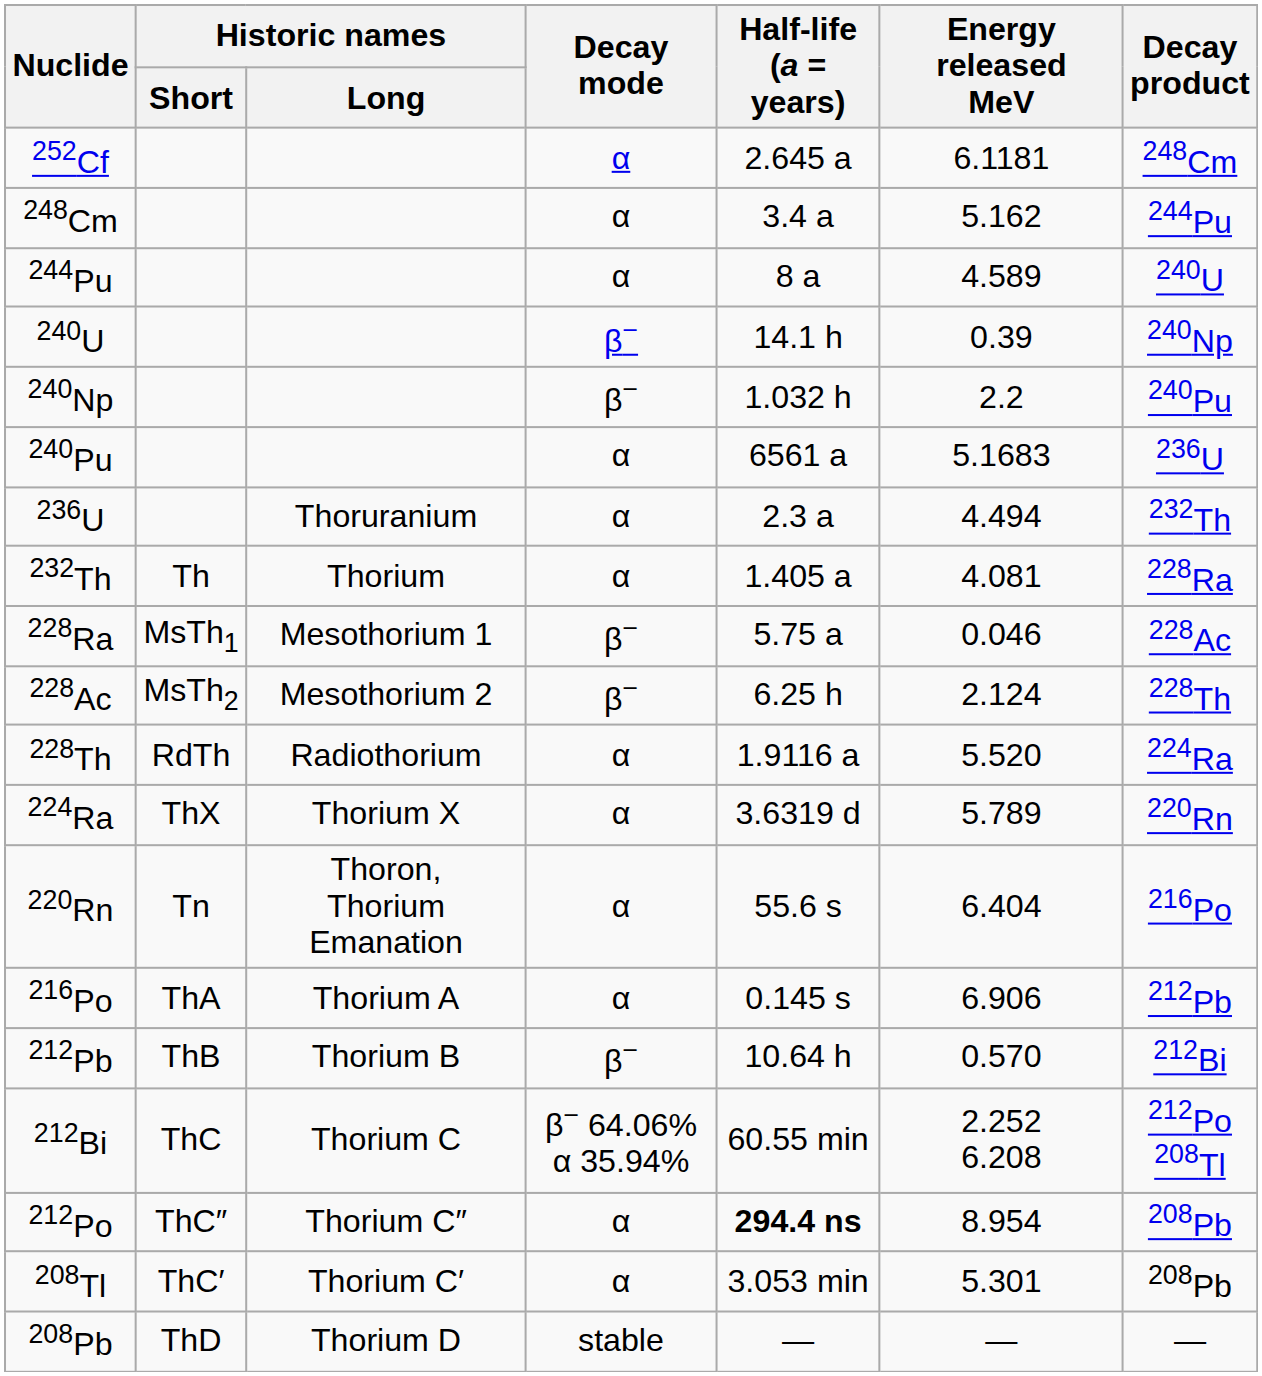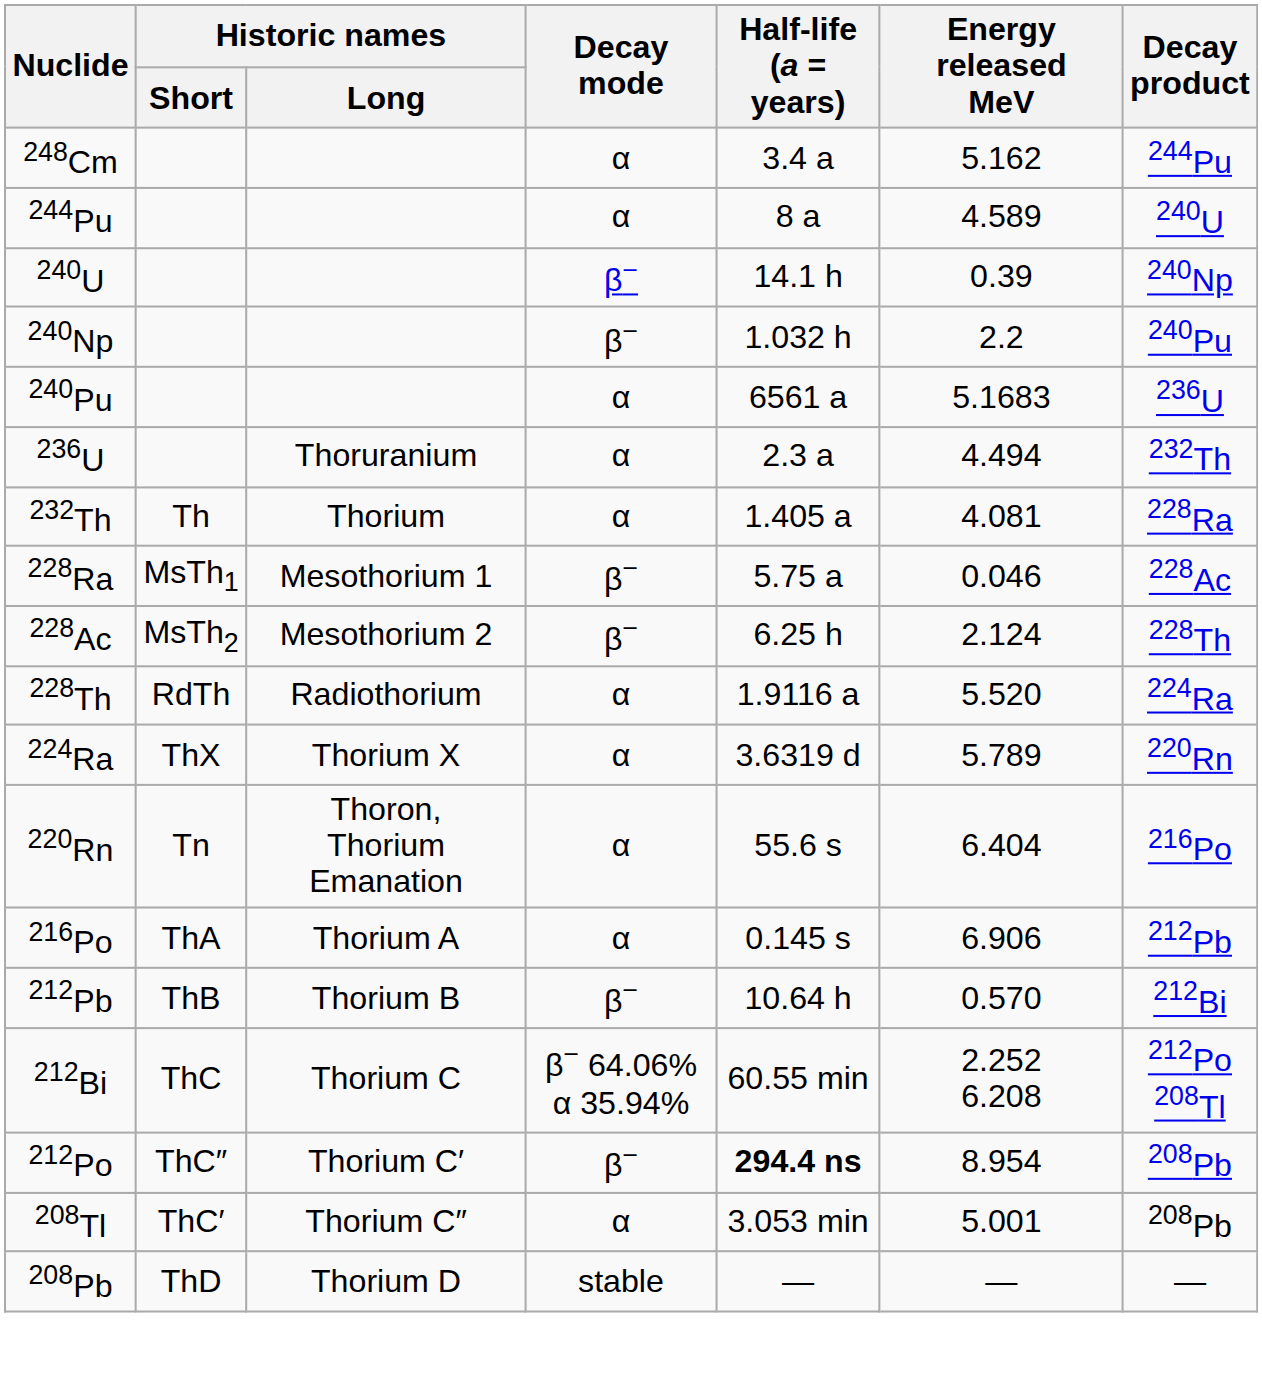- row: (70, 157)
(386, 1221) Thorium C″ -> (386, 1161) Thorium C′
(621, 1221) α -> (621, 1161) β−
(386, 1281) Thorium C′ -> (386, 1221) Thorium C″
(1001, 1281) 5.301 -> (1001, 1221) 5.001
